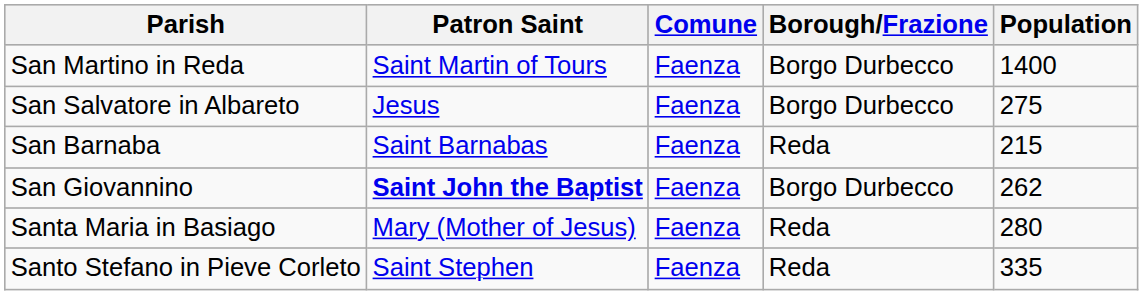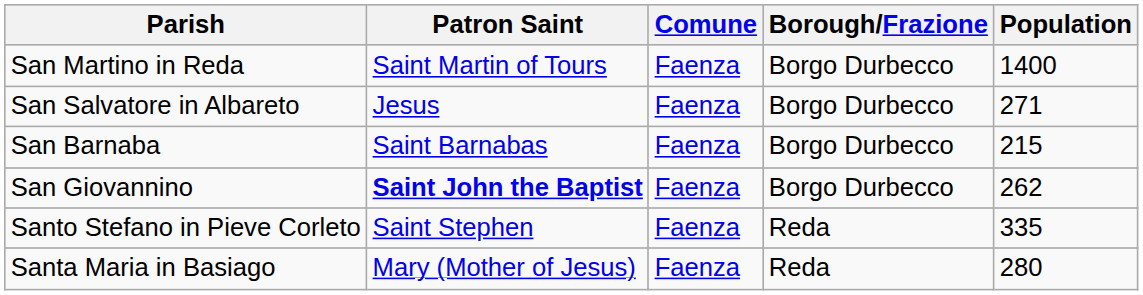(1021, 106) 275 -> (1021, 106) 271
(799, 146) Reda -> (861, 146) Borgo Durbecco
rows swapped: (143, 227) <-> (186, 268)
